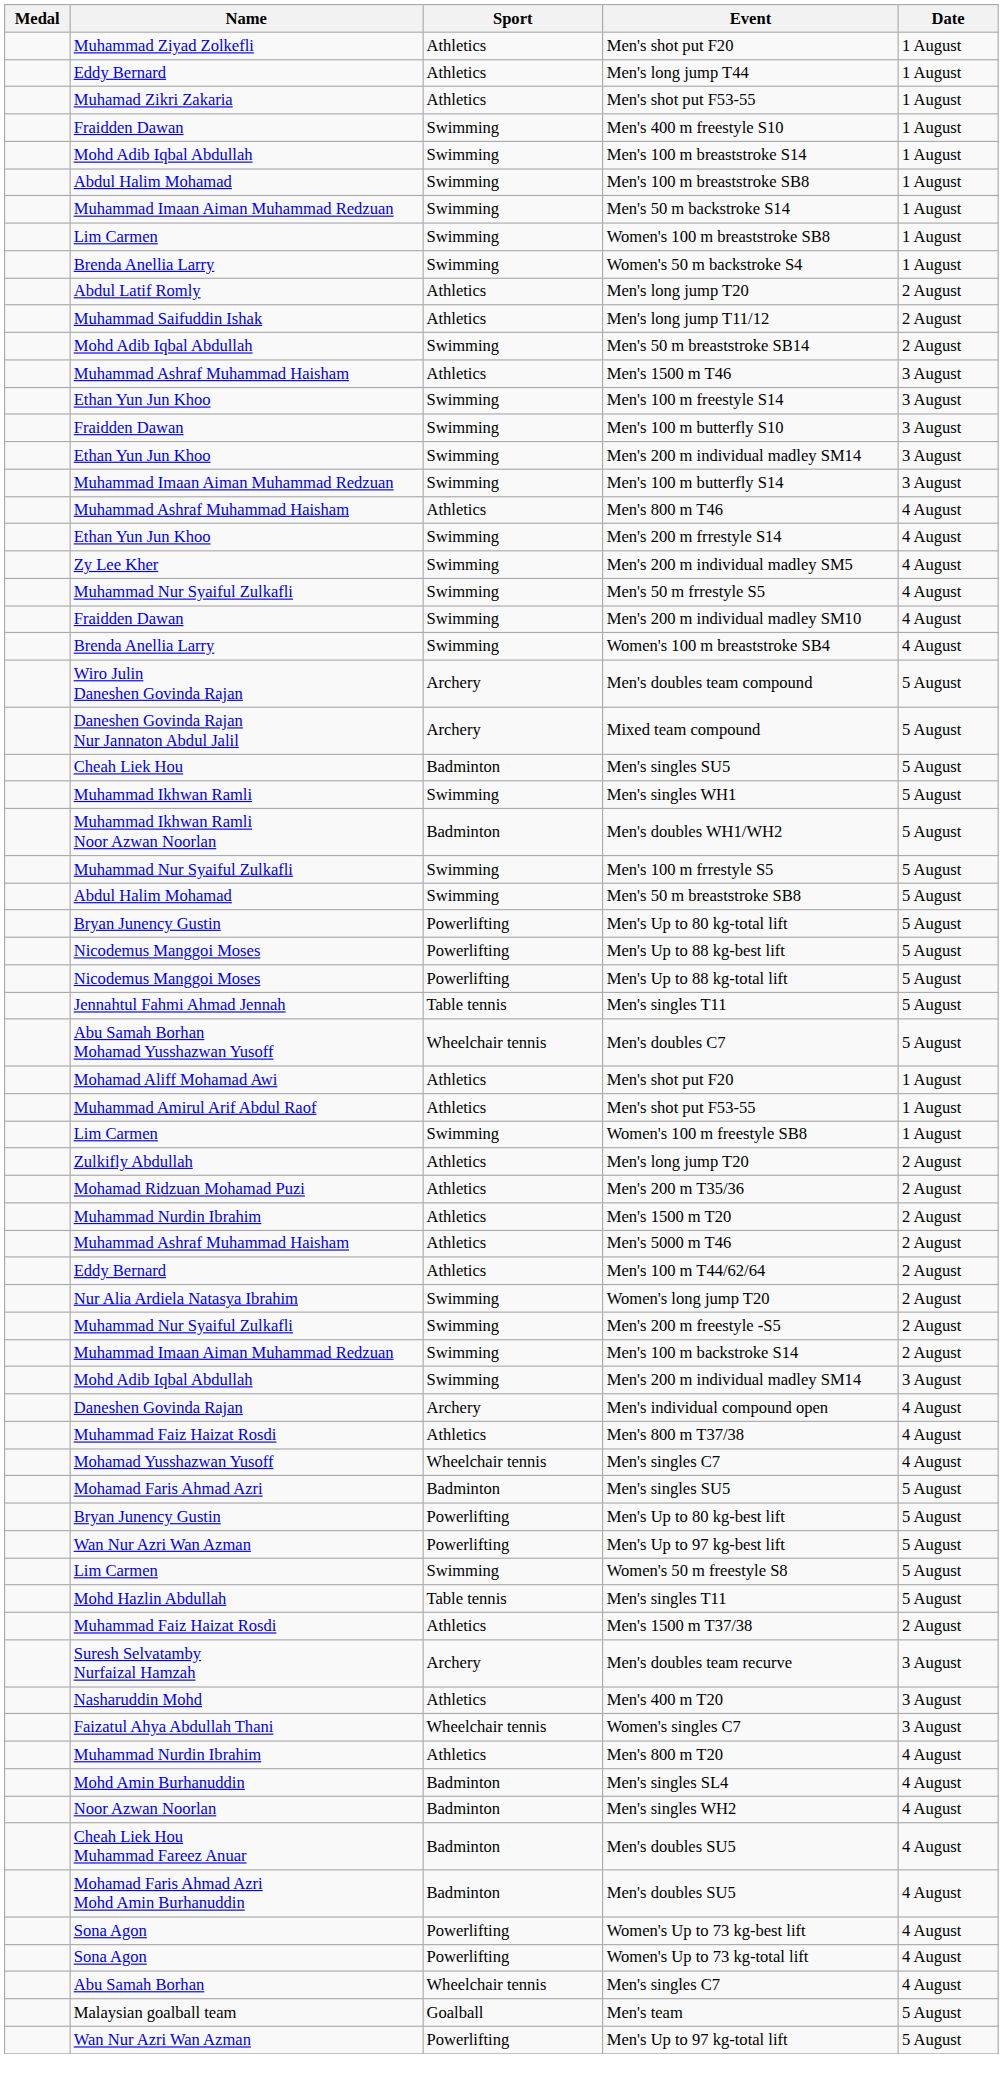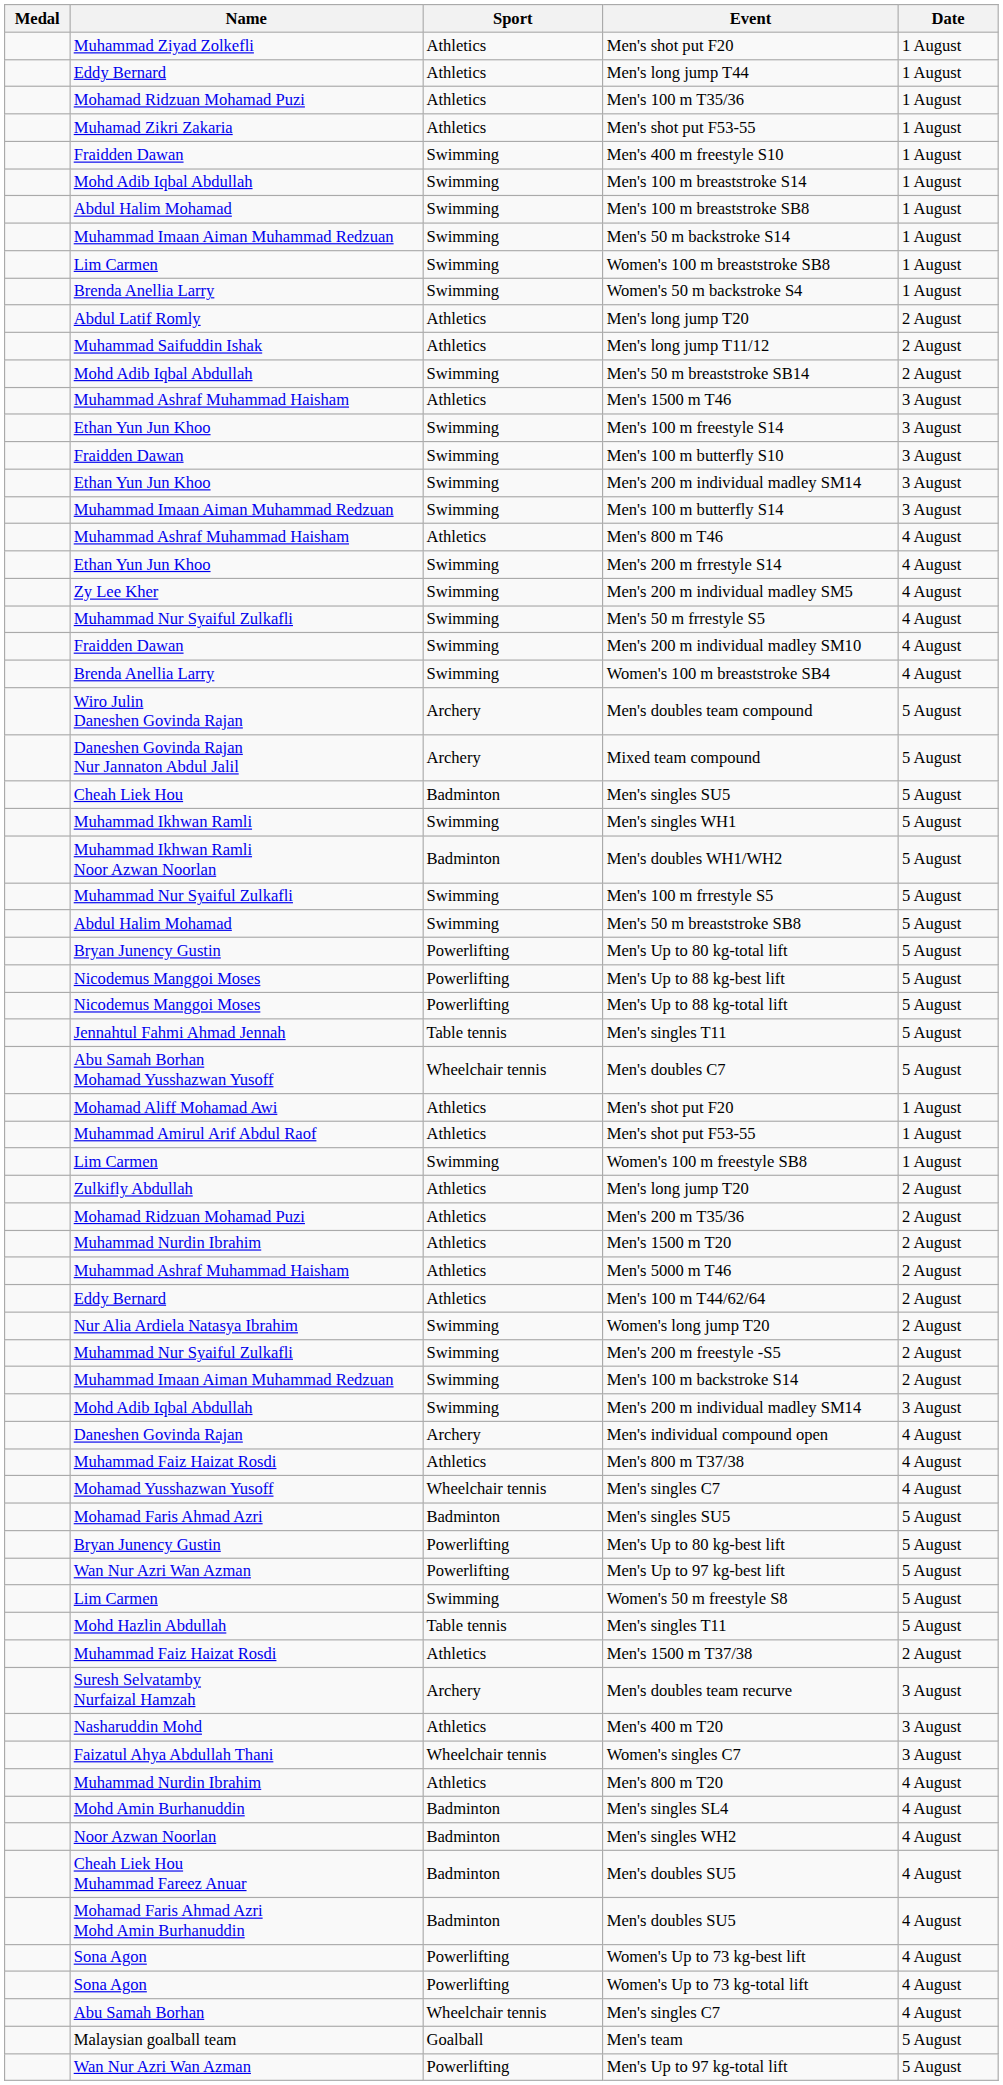+ row: (189, 100)
